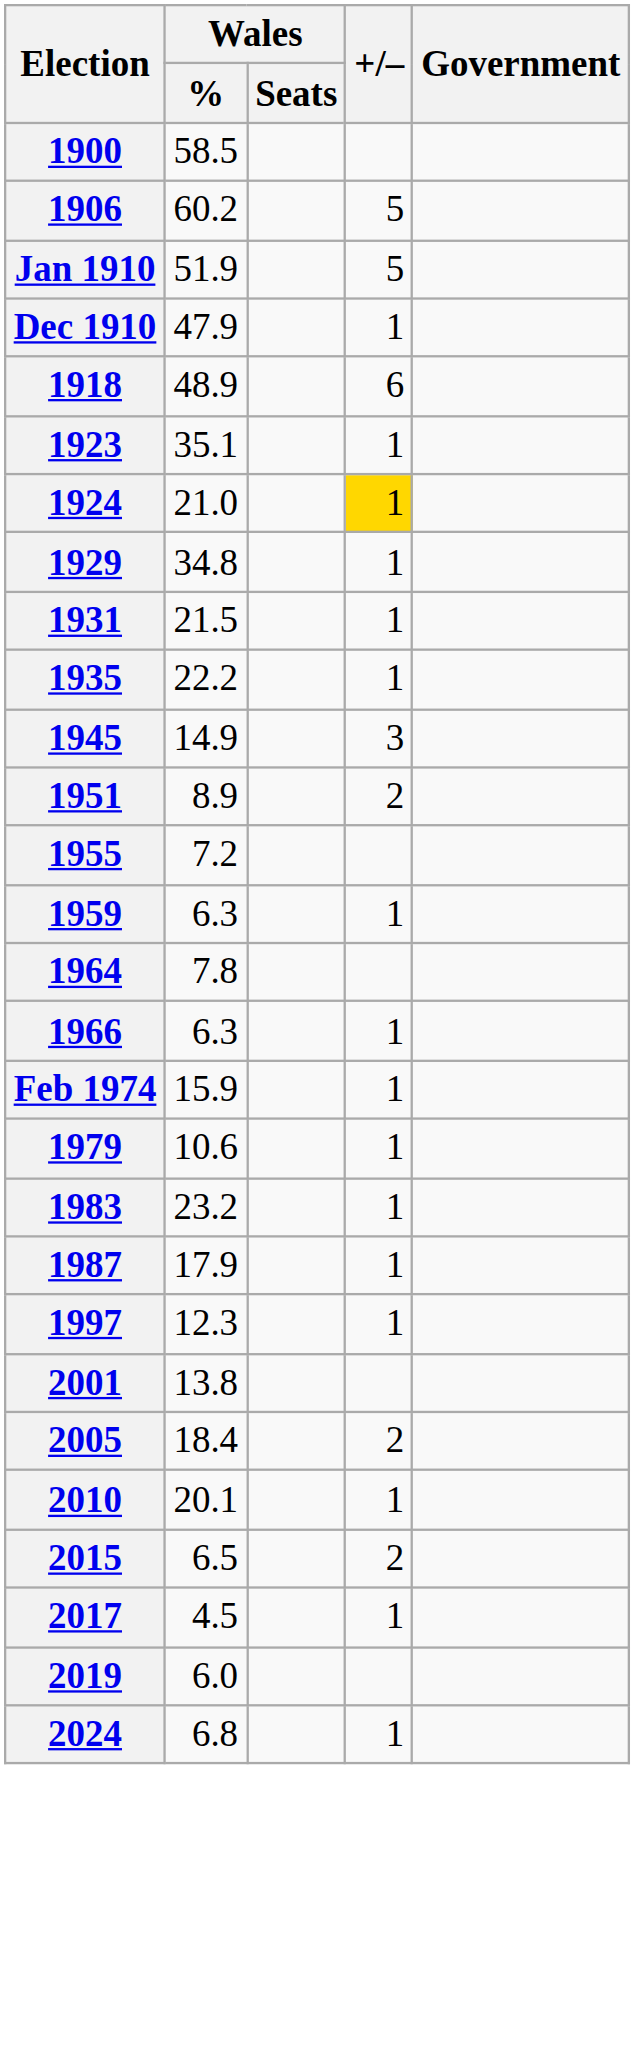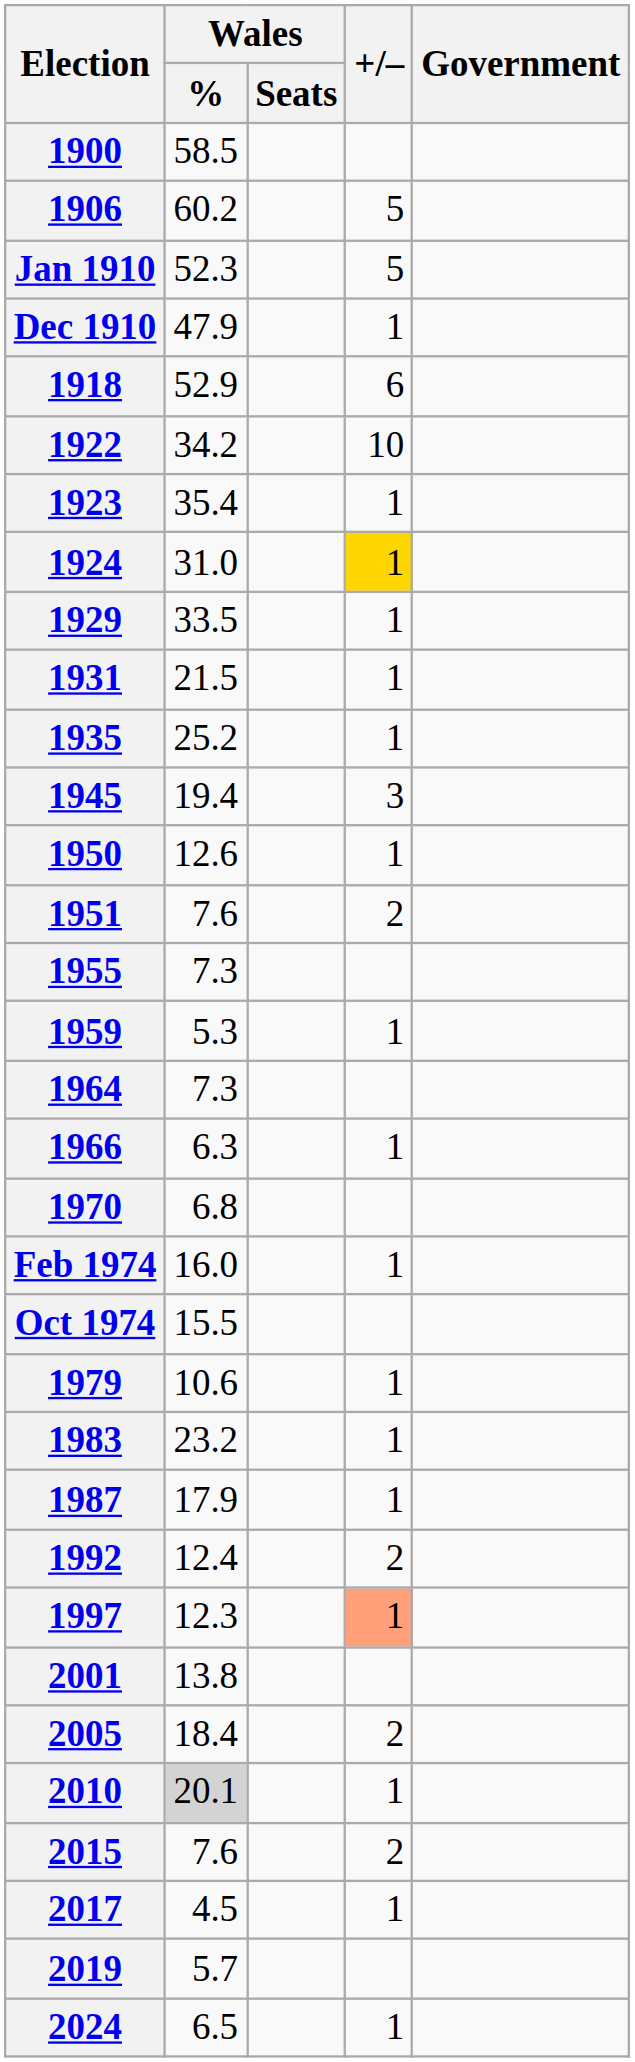(206, 268) 51.9 -> (206, 268) 52.3
(206, 385) 48.9 -> (206, 385) 52.9
+ row: (85, 444)
(206, 444) 35.1 -> (206, 502) 35.4
(206, 502) 21.0 -> (206, 561) 31.0
(206, 561) 34.8 -> (206, 619) 33.5
(206, 678) 22.2 -> (206, 737) 25.2
(206, 737) 14.9 -> (206, 795) 19.4
+ row: (85, 854)
(215, 795) 8.9 -> (215, 913) 7.6
(215, 854) 7.2 -> (215, 971) 7.3
(215, 913) 6.3 -> (215, 1030) 5.3
(215, 971) 7.8 -> (215, 1088) 7.3
+ row: (85, 1206)
(206, 1088) 15.9 -> (206, 1264) 16.0
+ row: (85, 1323)
+ row: (85, 1557)
(395, 1323) no background -> (395, 1616) lightsalmon background
(206, 1499) no background -> (206, 1792) lightgrey background
(215, 1557) 6.5 -> (215, 1850) 7.6
(215, 1675) 6.0 -> (215, 1968) 5.7
(215, 1733) 6.8 -> (215, 2026) 6.5
